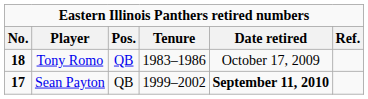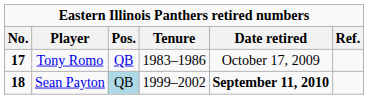(18, 60) 18 -> (18, 60) 17
(18, 82) 17 -> (18, 82) 18
(124, 82) no background -> (124, 82) lightblue background
